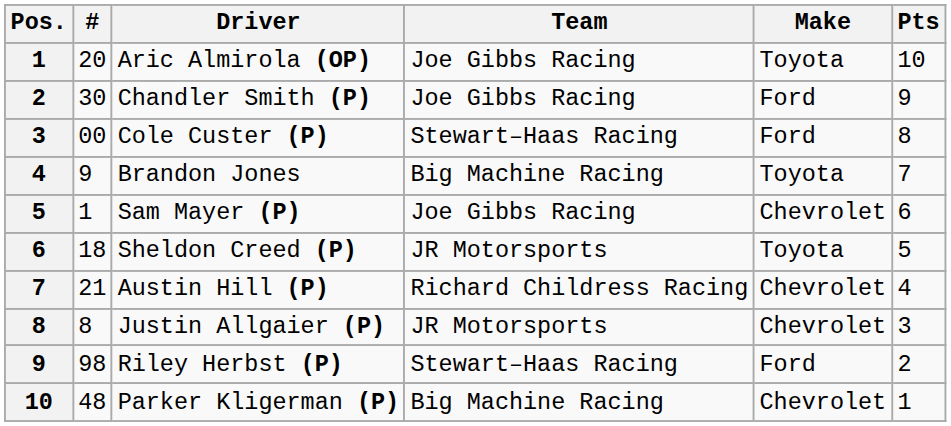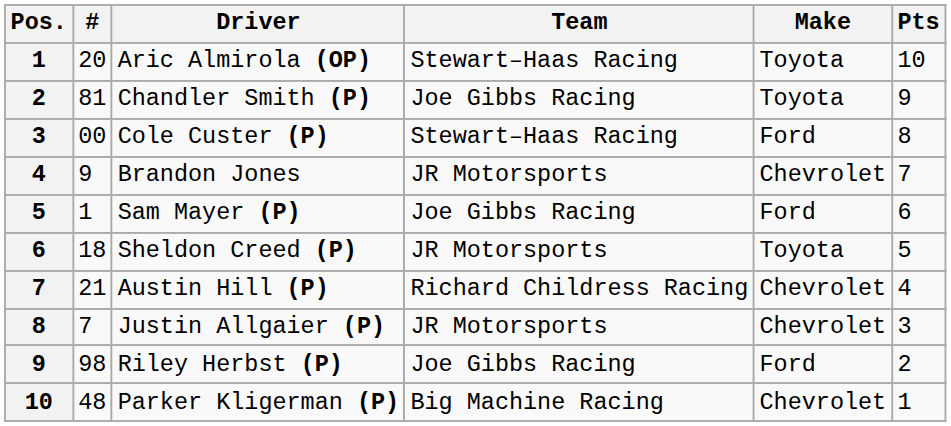(523, 62) Joe Gibbs Racing -> (544, 62) Stewart–Haas Racing
(92, 100) 30 -> (92, 100) 81
(788, 100) Ford -> (802, 100) Toyota
(537, 176) Big Machine Racing -> (509, 176) JR Motorsports
(802, 176) Toyota -> (823, 176) Chevrolet
(823, 214) Chevrolet -> (788, 214) Ford
(85, 327) 8 -> (85, 327) 7
(544, 365) Stewart–Haas Racing -> (523, 365) Joe Gibbs Racing
